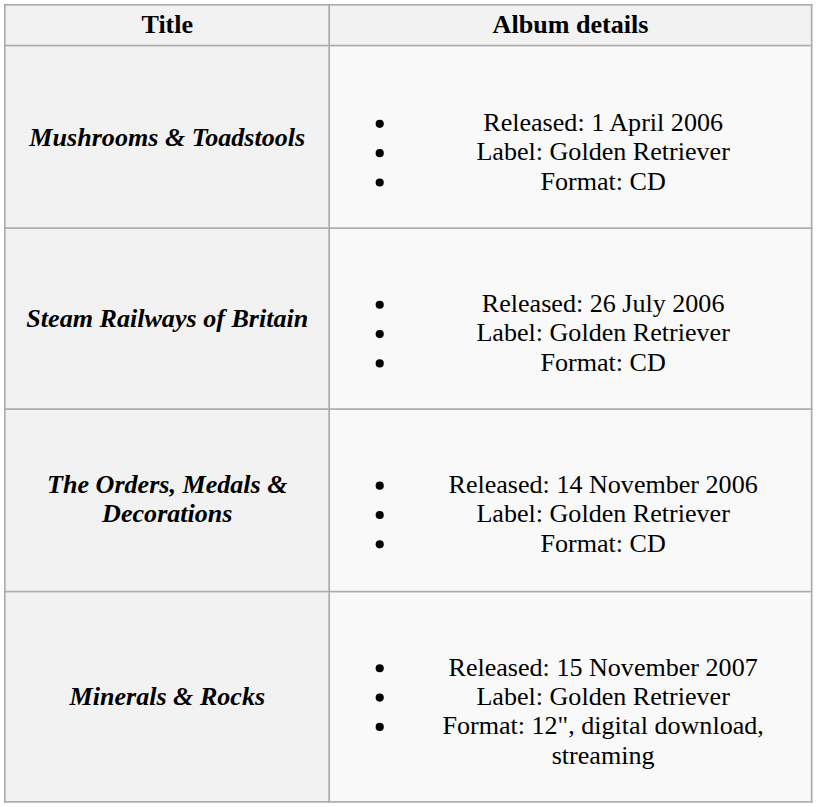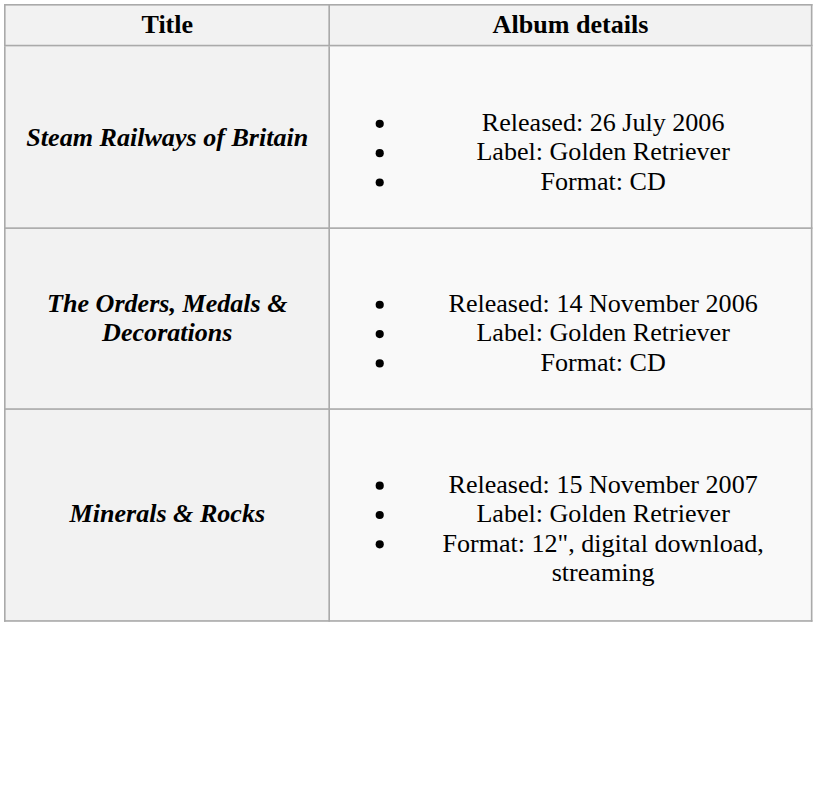- row: (167, 136)
